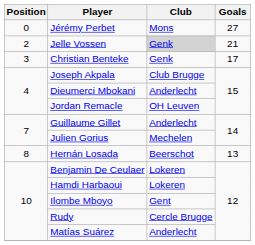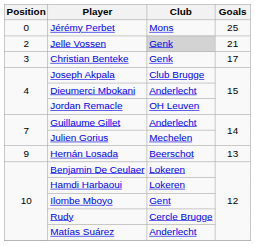(233, 28) 27 -> (233, 28) 25
(26, 153) 8 -> (26, 153) 9
